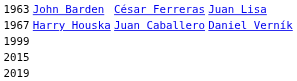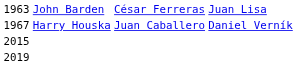- row: (16, 41)
